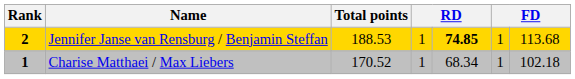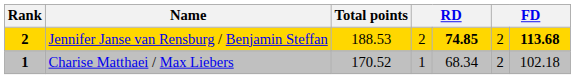(422, 39) 1 -> (422, 39) 2
(500, 39) 1 -> (500, 39) 2
(540, 39) normal -> (540, 39) bold
(500, 62) 1 -> (500, 62) 2
